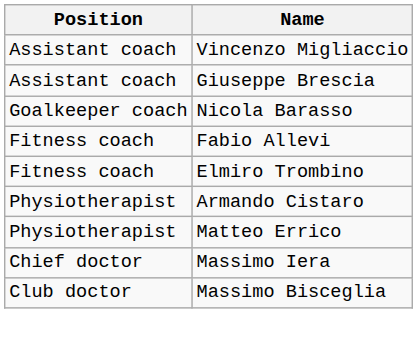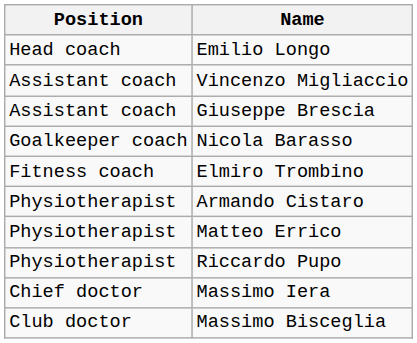+ row: (263, 50)
- row: (263, 141)
+ row: (269, 262)
